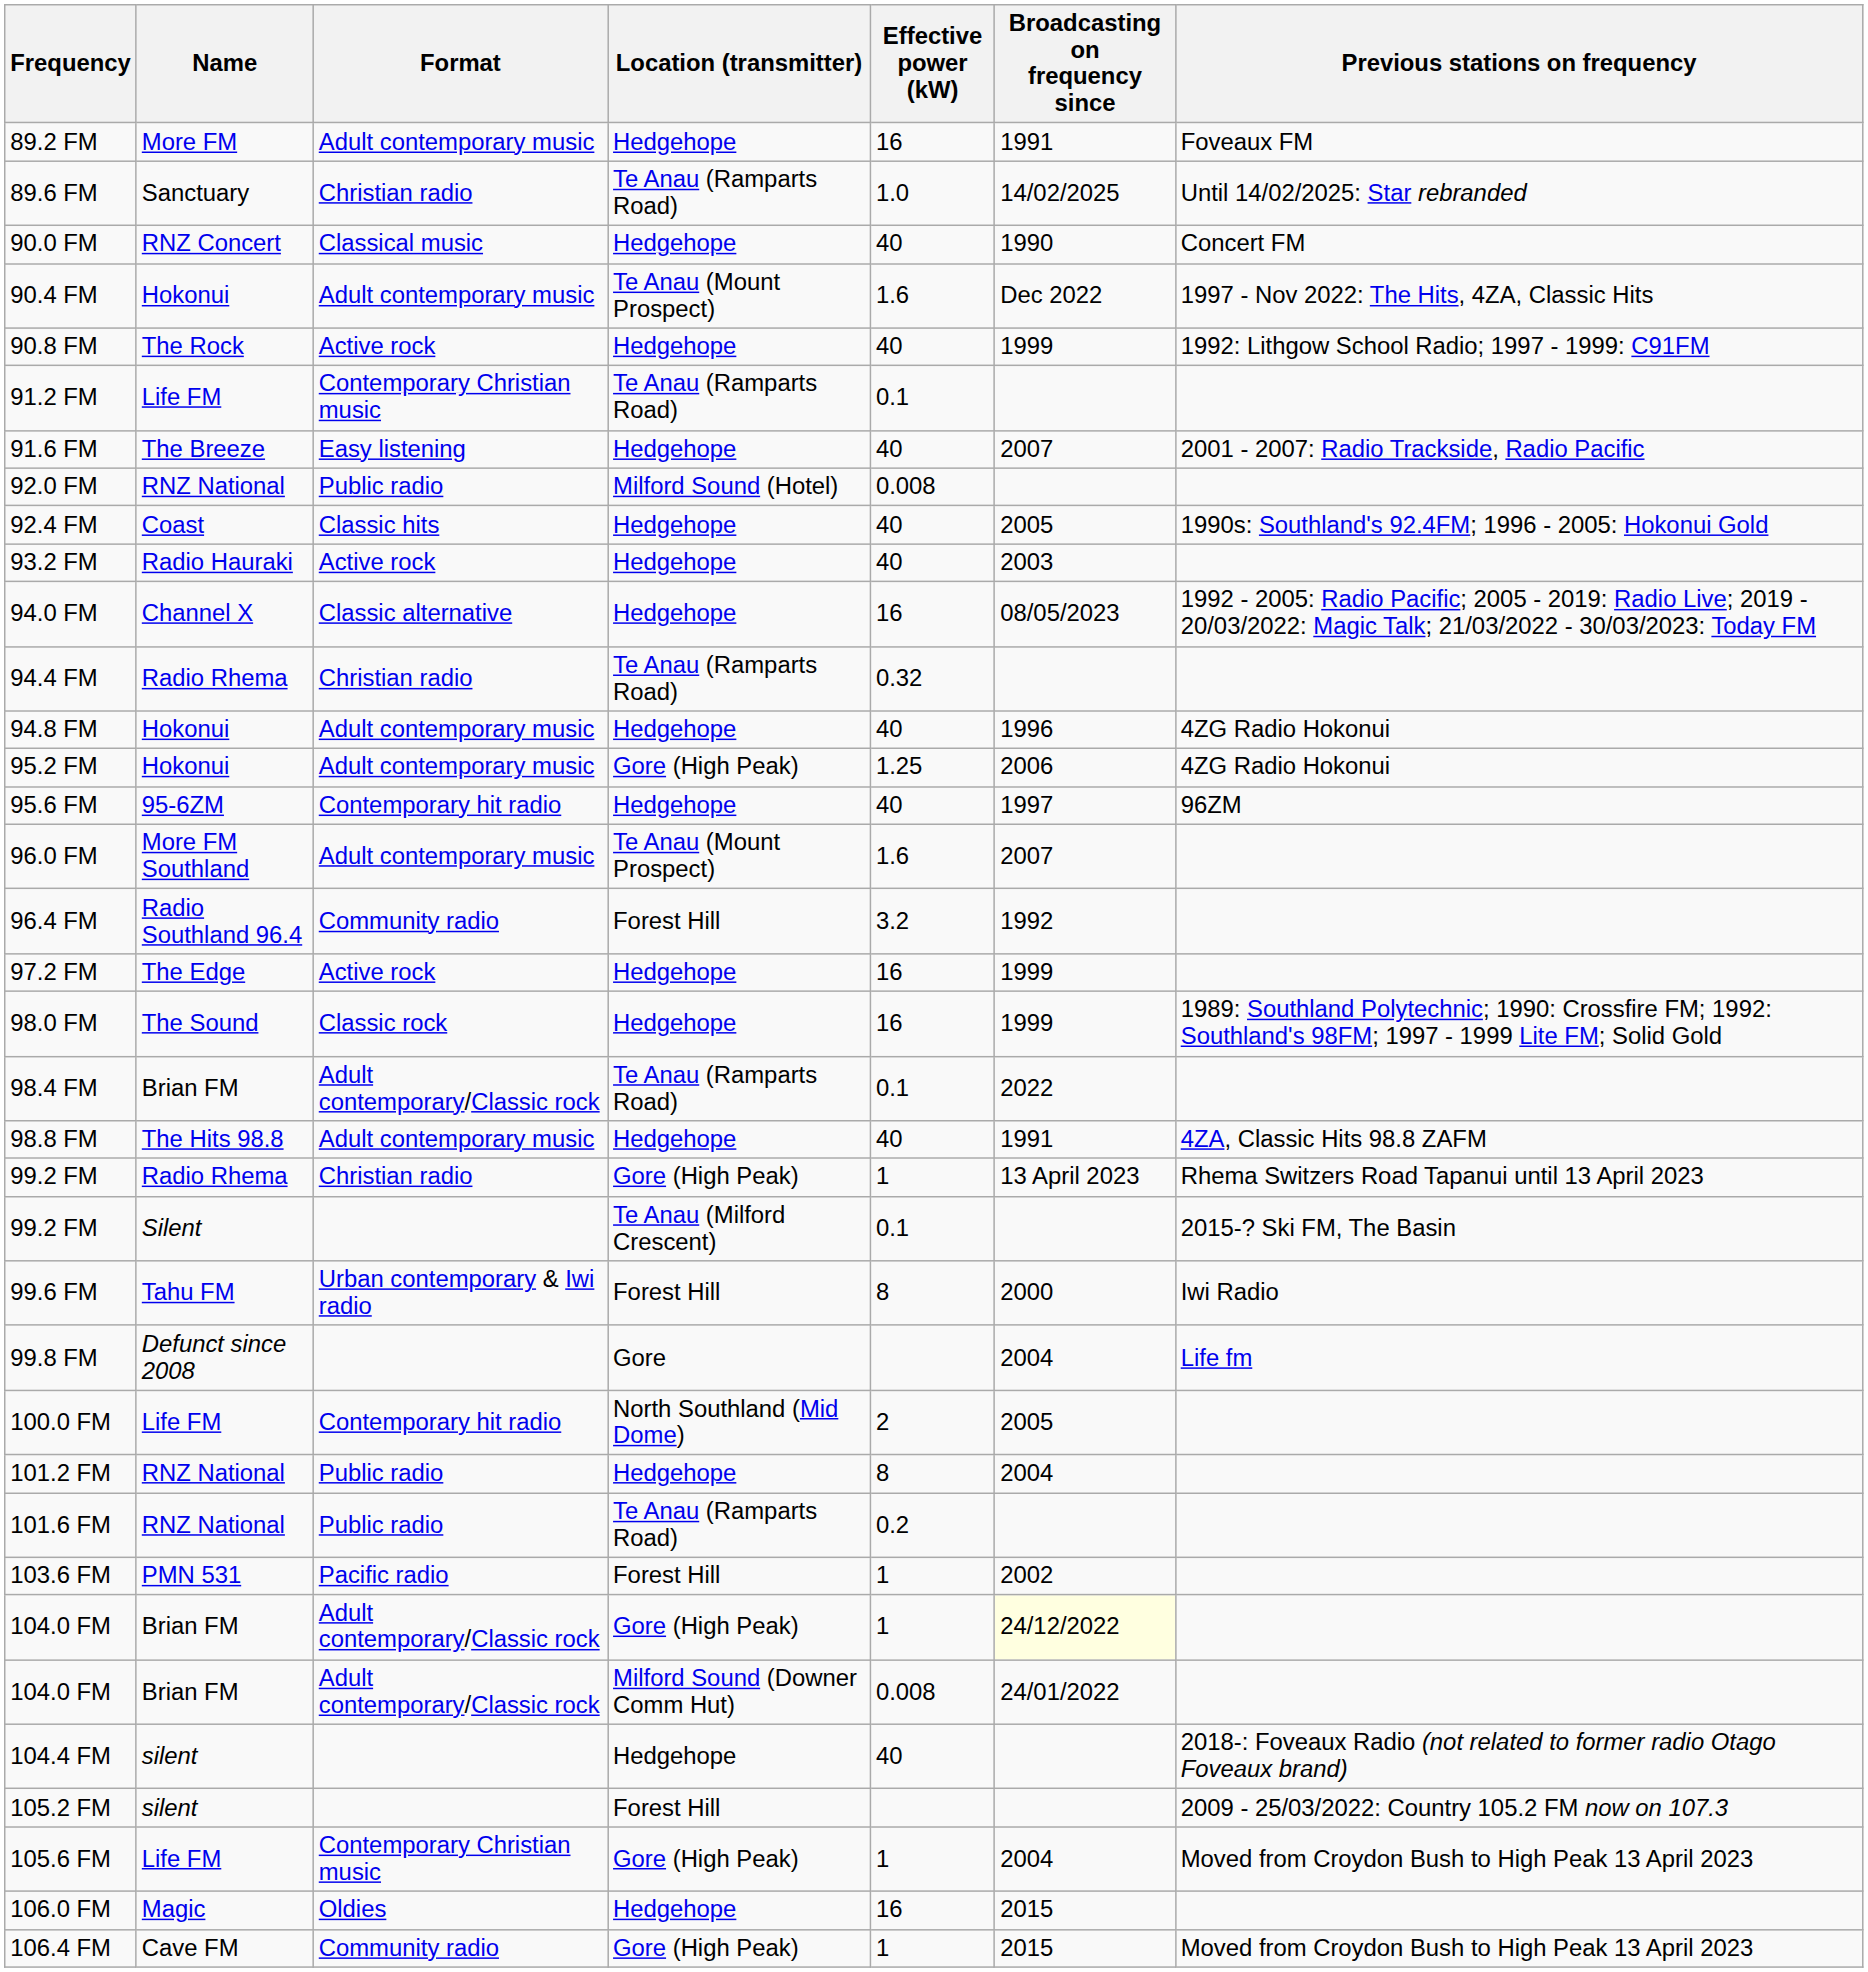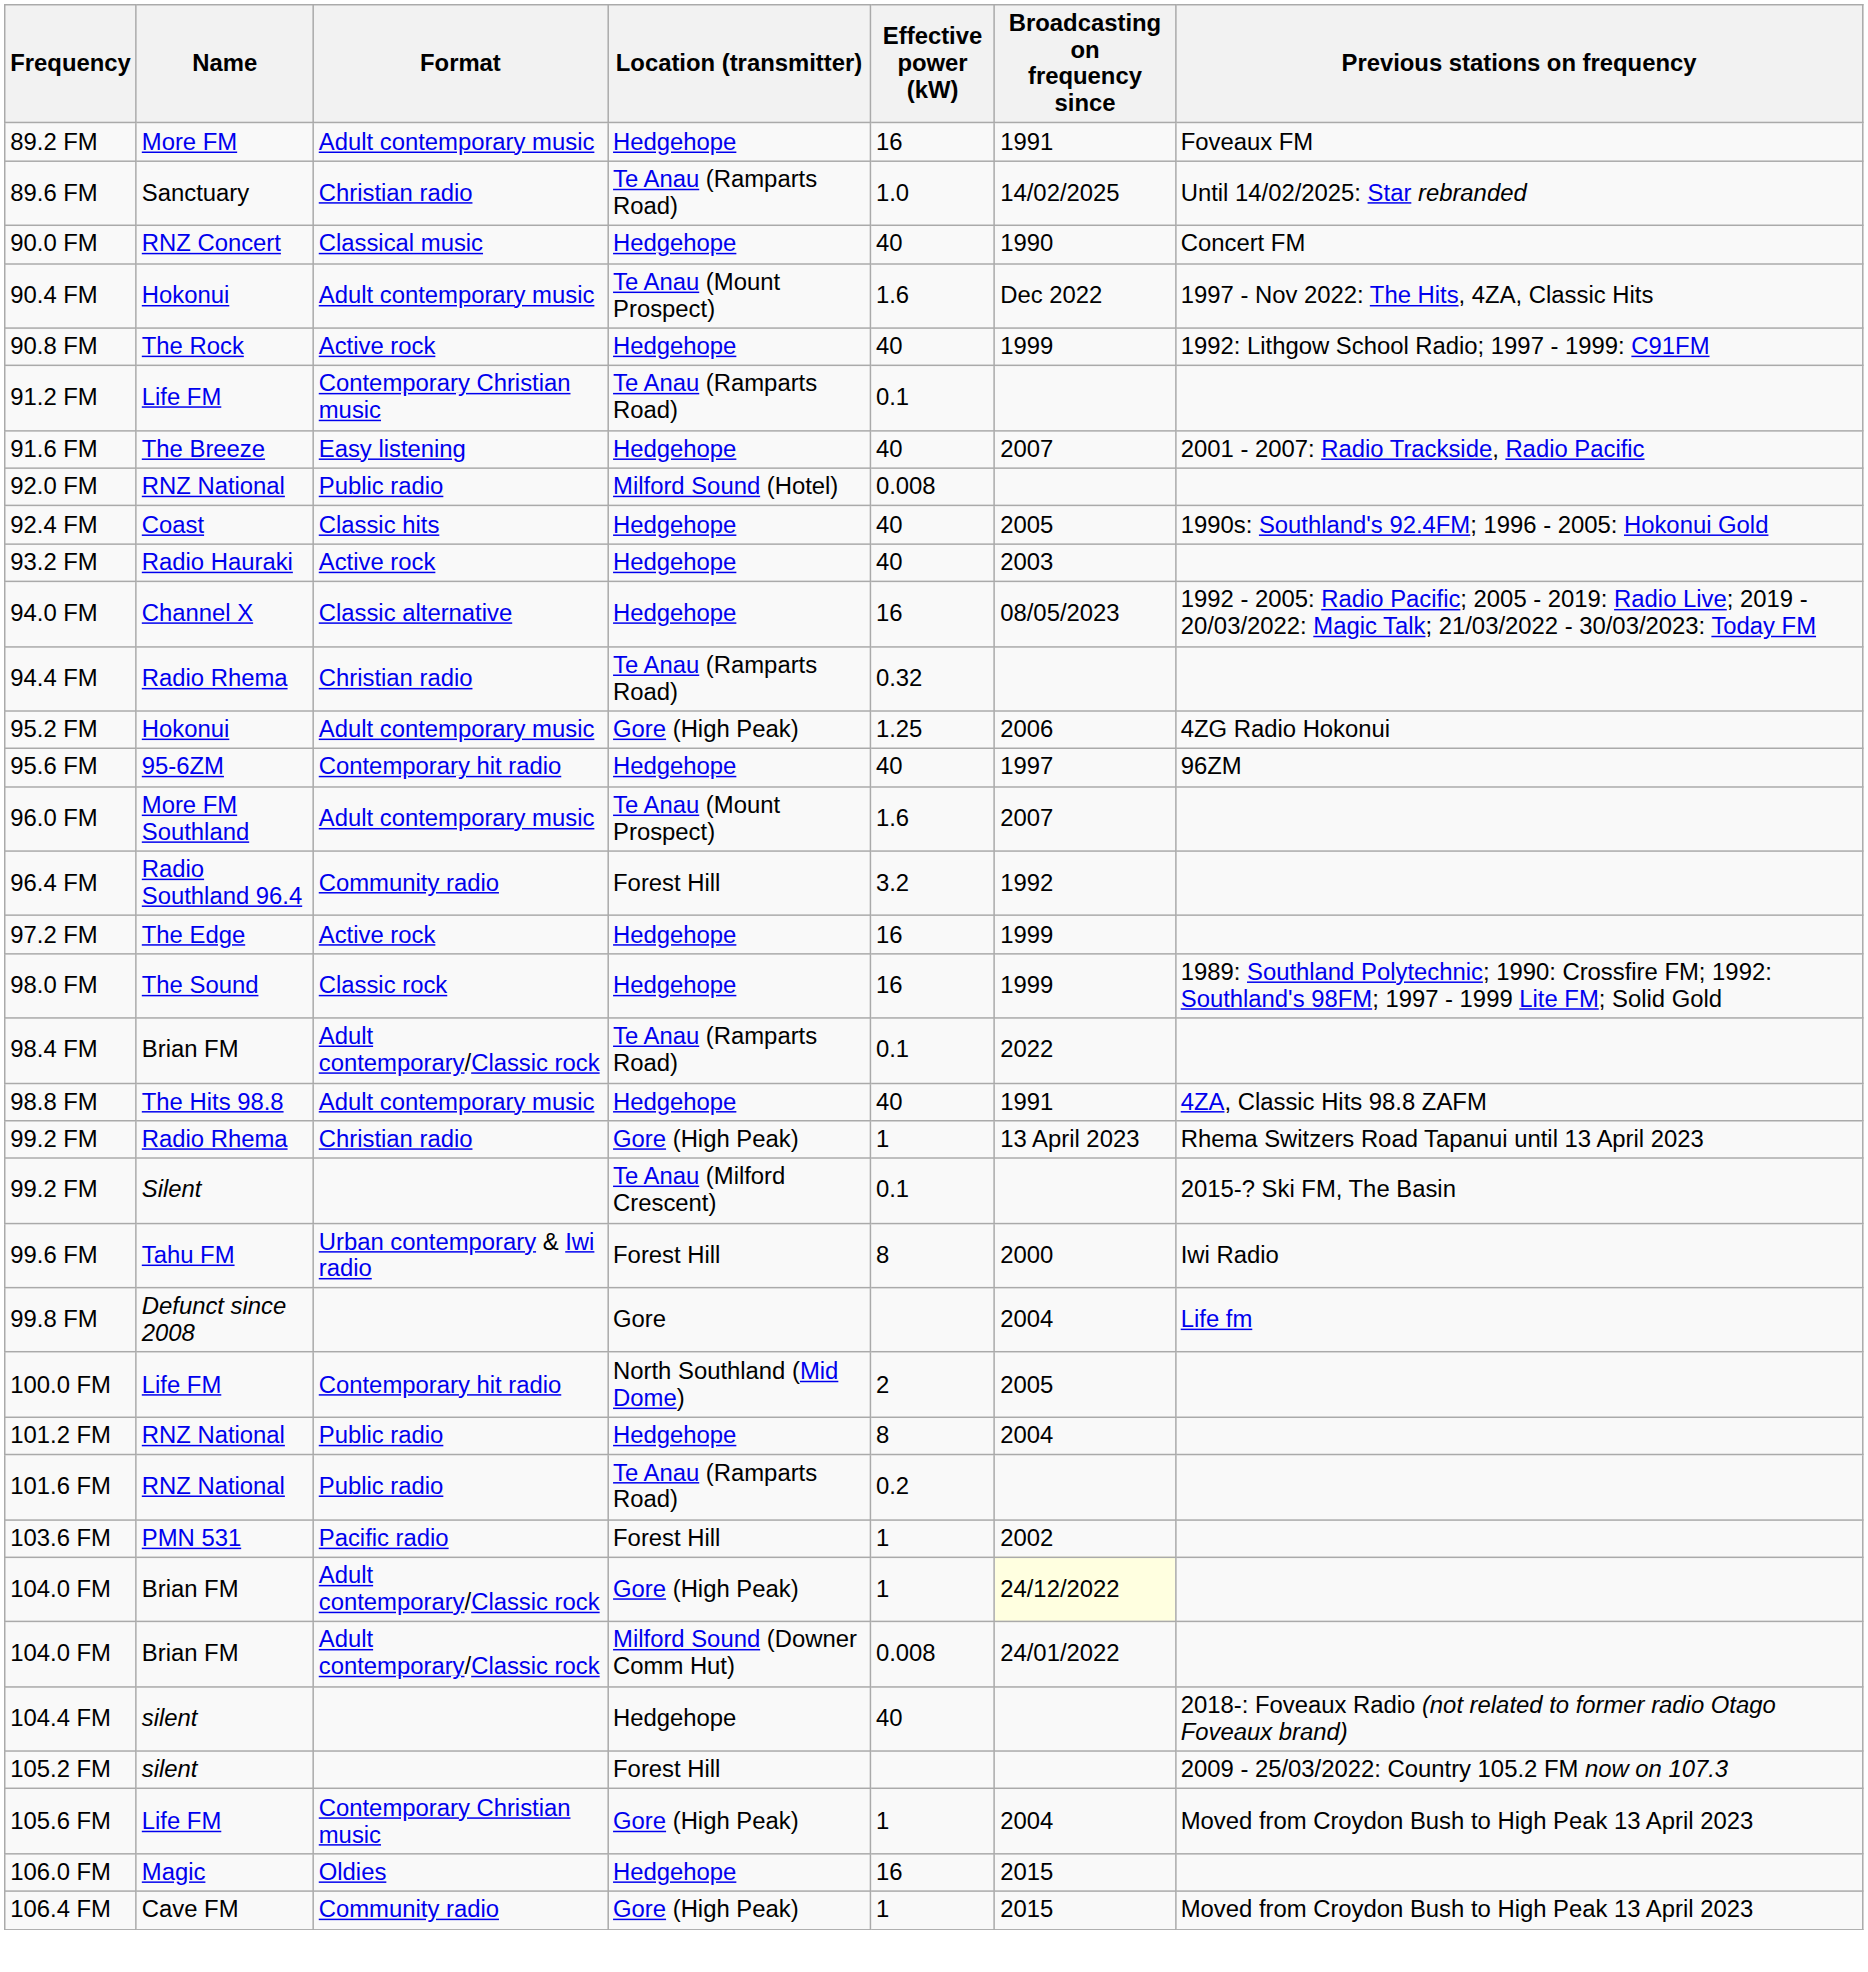- row: (54, 729)
